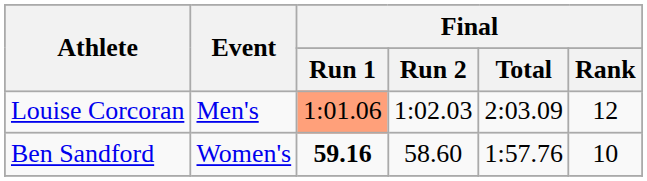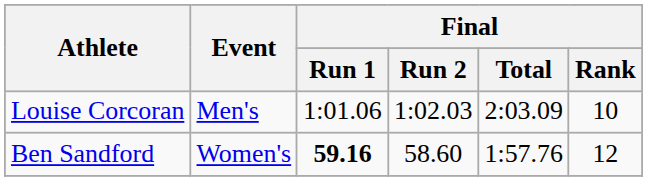(343, 111) lightsalmon background -> (343, 111) no background
(605, 111) 12 -> (605, 111) 10
(605, 154) 10 -> (605, 154) 12
